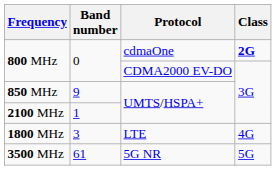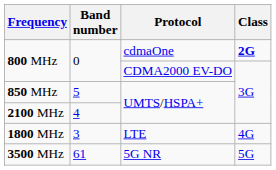(76, 92) 9 -> (76, 92) 5
(76, 112) 1 -> (76, 112) 4
